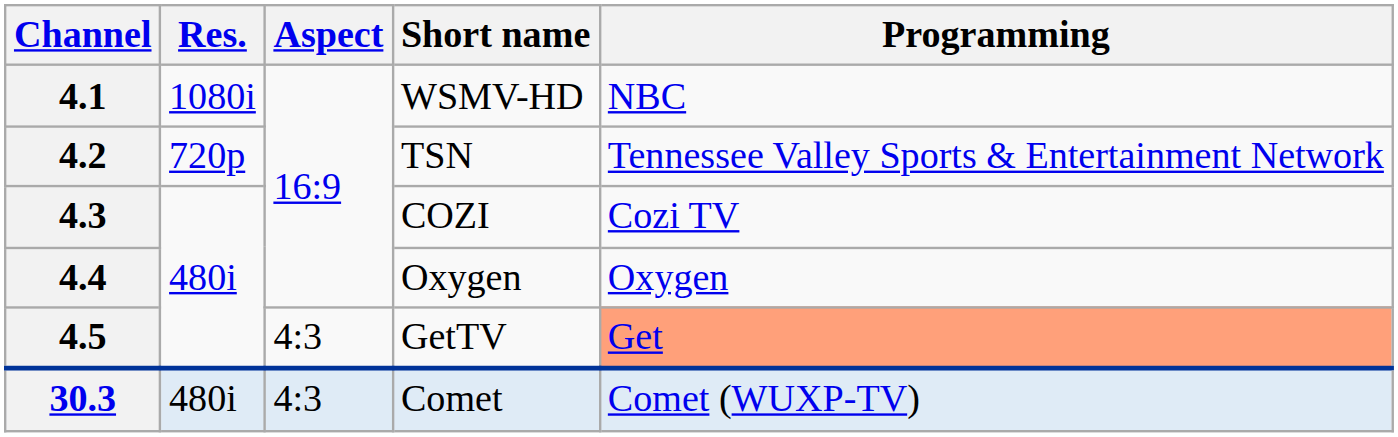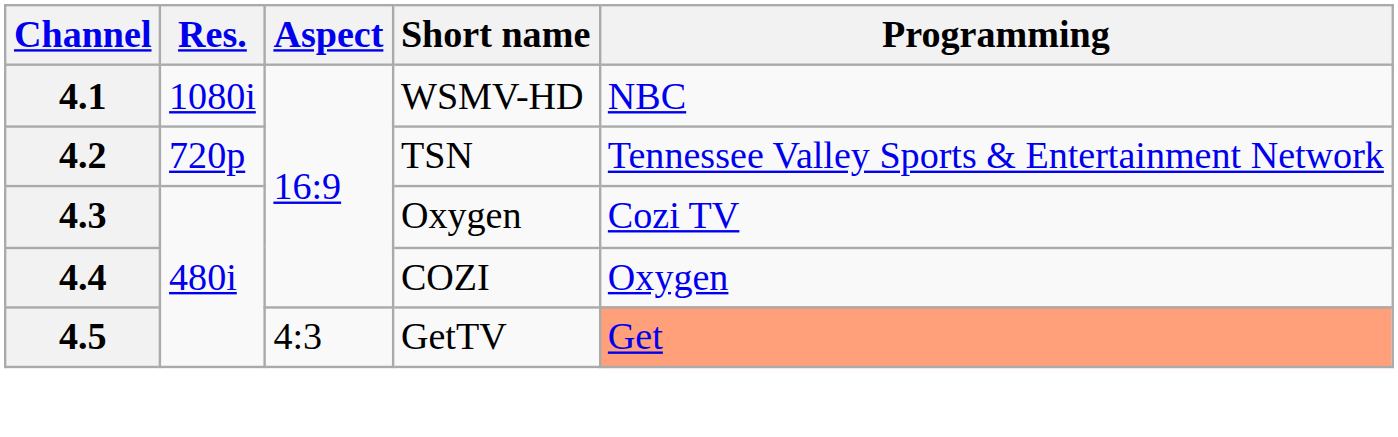(445, 215) COZI -> (461, 215) Oxygen
(461, 276) Oxygen -> (445, 276) COZI
- row: (83, 399)
